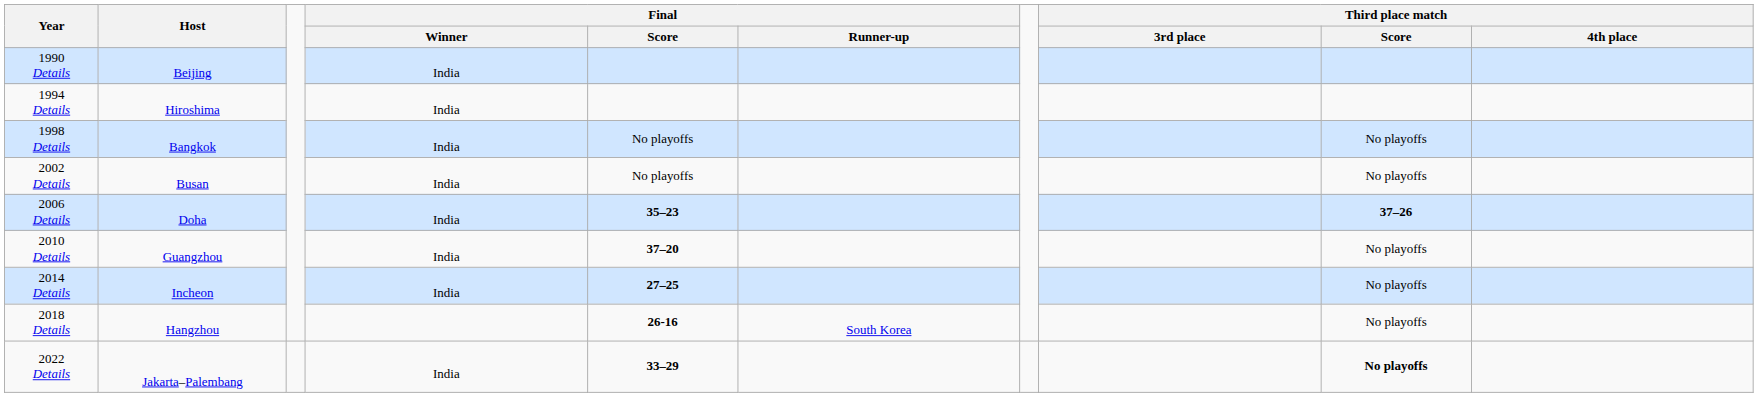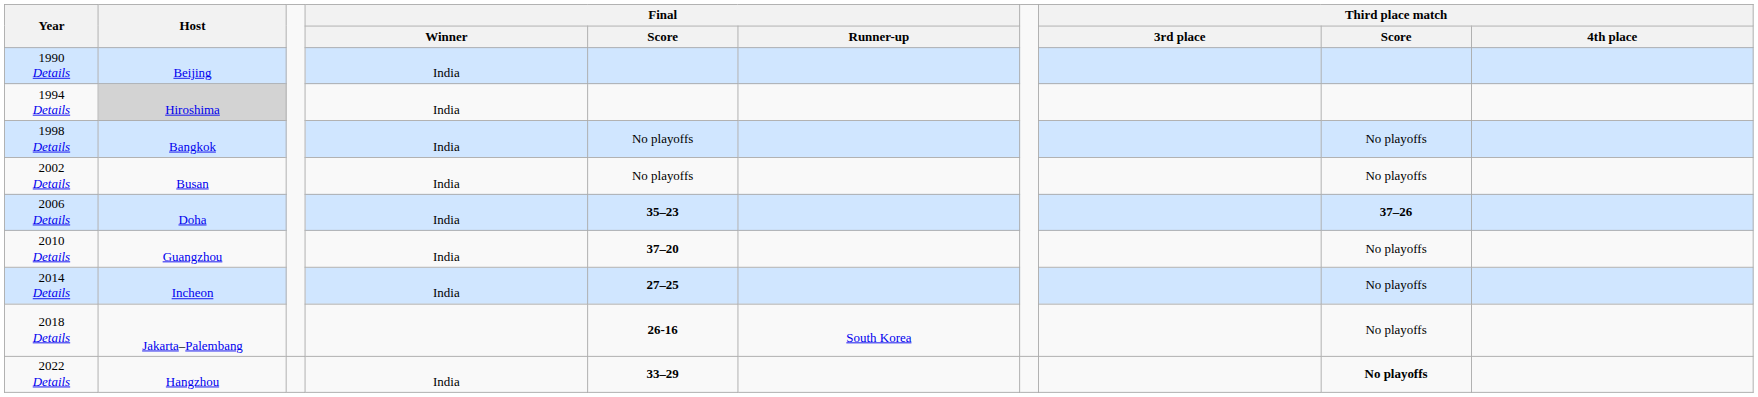(193, 110) no background -> (193, 110) lightgrey background
(192, 330) Hangzhou -> (192, 345) Jakarta–Palembang
(192, 382) Jakarta–Palembang -> (192, 382) Hangzhou
